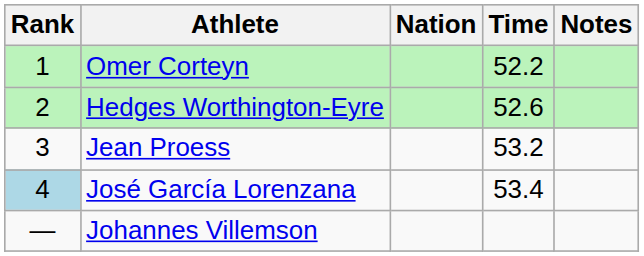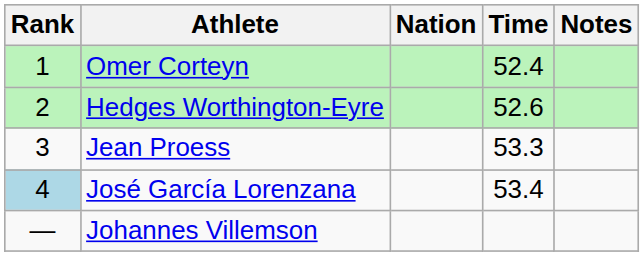(518, 66) 52.2 -> (518, 66) 52.4
(518, 148) 53.2 -> (518, 148) 53.3
